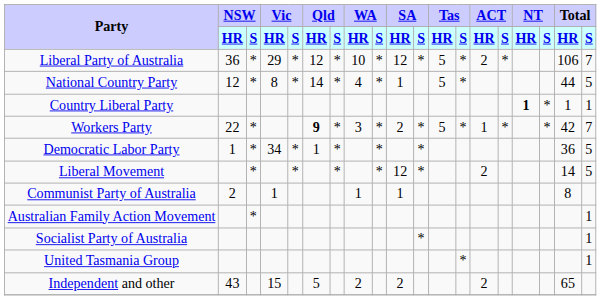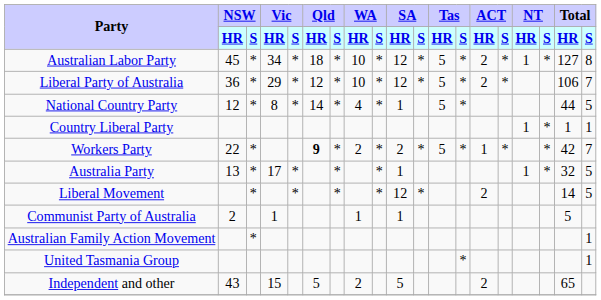+ row: (112, 60)
(526, 104) bold -> (526, 127) normal
(358, 127) 3 -> (358, 149) 2
- row: (112, 149)
+ row: (112, 171)
(568, 194) 8 -> (568, 216) 5
- row: (112, 238)
(400, 283) 2 -> (400, 283) 5
